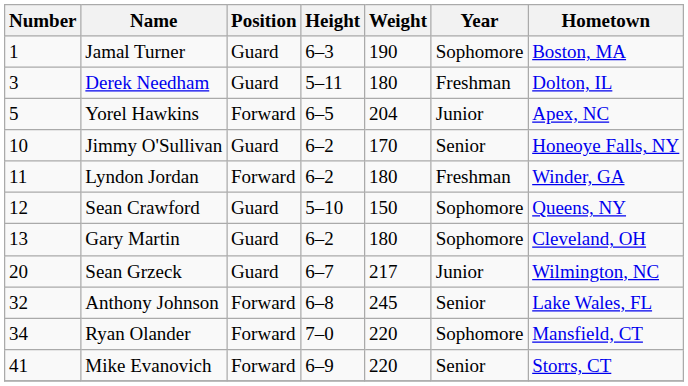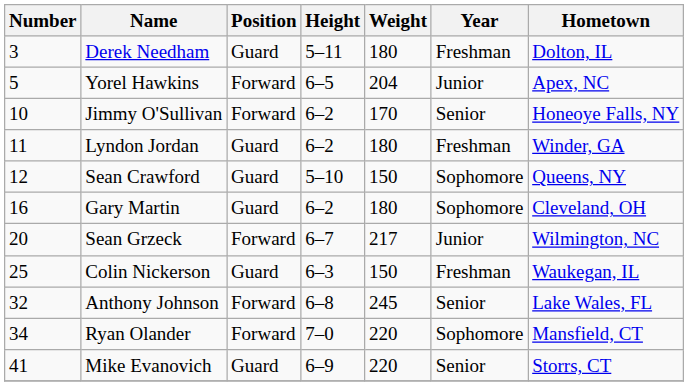- row: (135, 51)
(255, 145) Guard -> (263, 114) Forward
(263, 176) Forward -> (255, 145) Guard
(19, 239) 13 -> (19, 208) 16
(255, 270) Guard -> (263, 239) Forward
+ row: (148, 270)
(263, 364) Forward -> (255, 364) Guard
